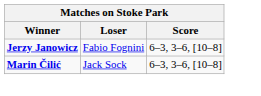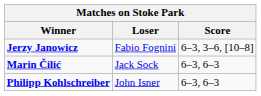(185, 64) 6–3, 3–6, [10–8] -> (200, 64) 6–3, 6–3
+ row: (58, 82)
